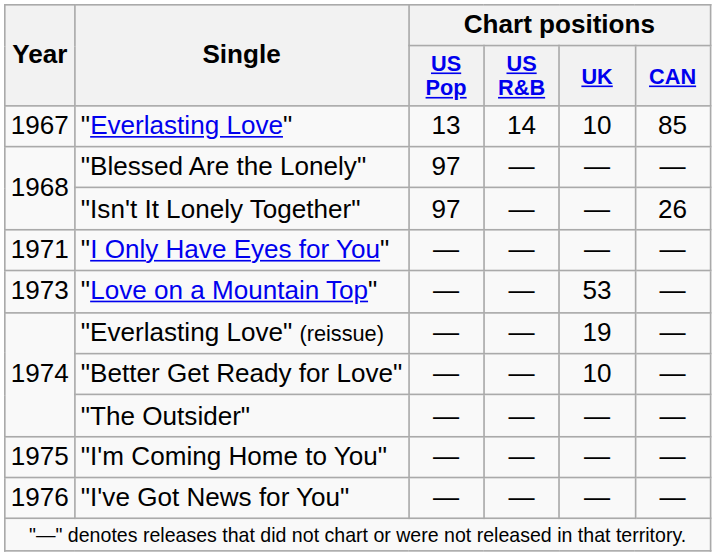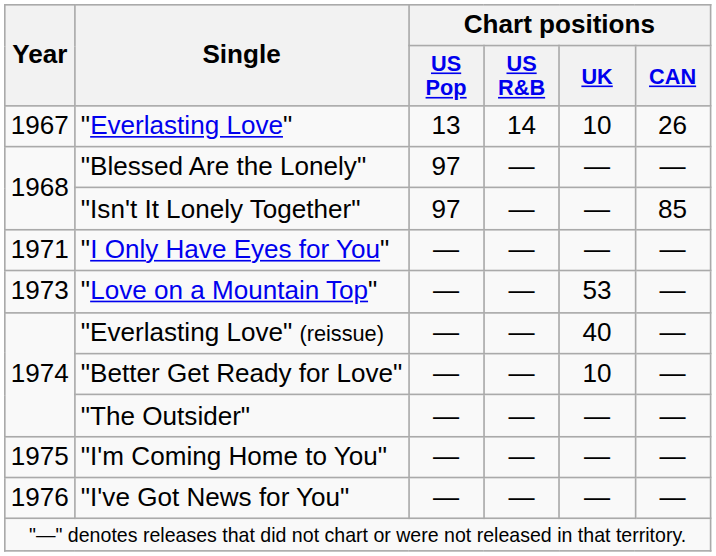(673, 125) 85 -> (673, 125) 26
(673, 208) 26 -> (673, 208) 85
(597, 332) 19 -> (597, 332) 40
